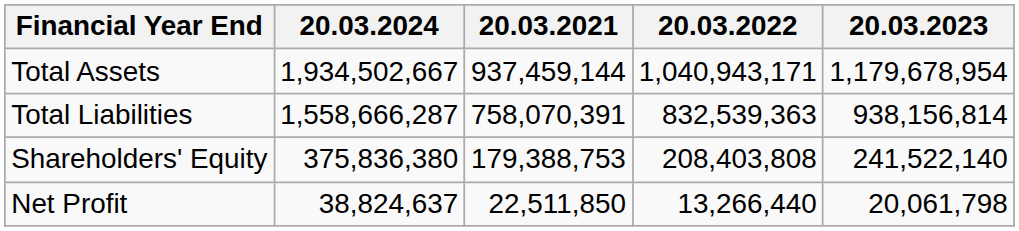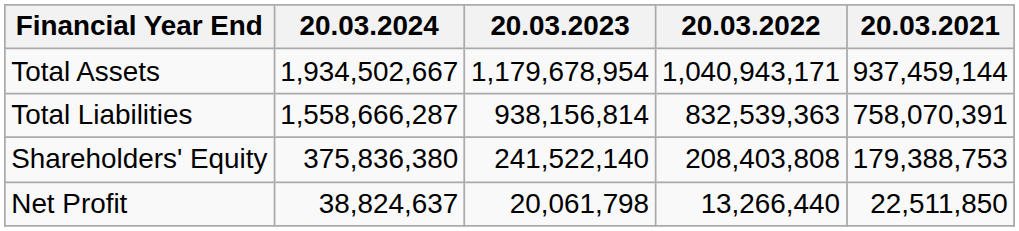columns swapped: (919, 26) <-> (548, 26)
